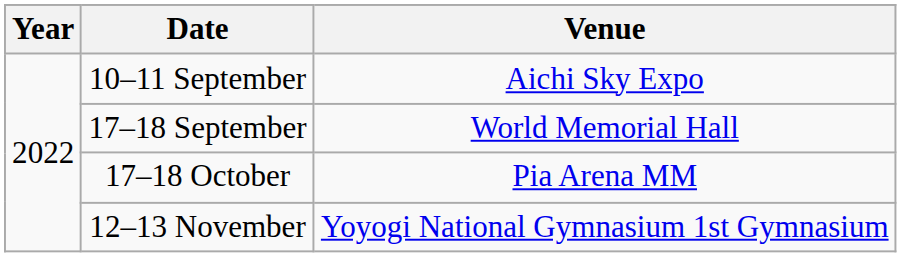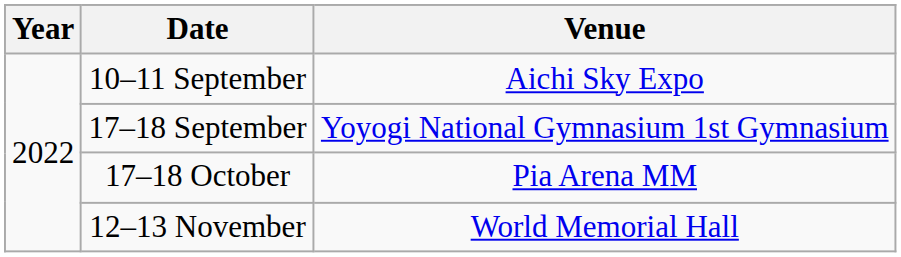(605, 127) World Memorial Hall -> (605, 127) Yoyogi National Gymnasium 1st Gymnasium
(605, 226) Yoyogi National Gymnasium 1st Gymnasium -> (605, 226) World Memorial Hall
